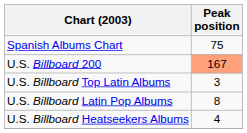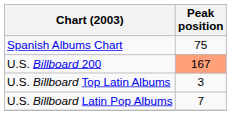(217, 100) 8 -> (201, 100) 7
- row: (98, 119)
